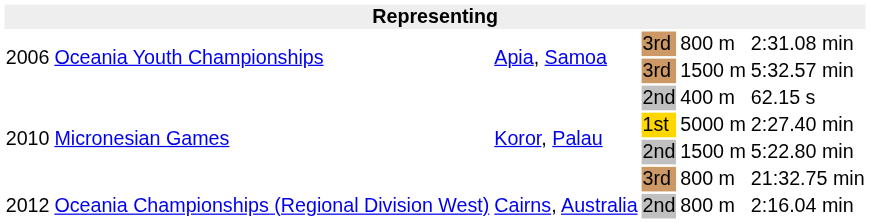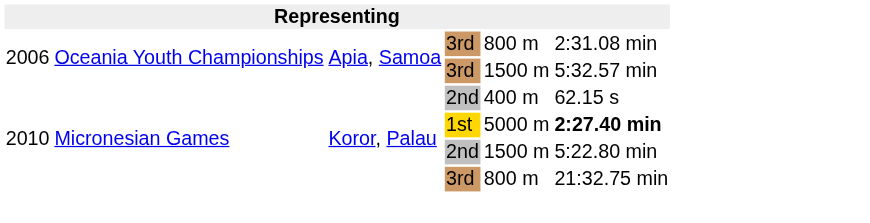(802, 124) normal -> (608, 124) bold
- row: (28, 206)
